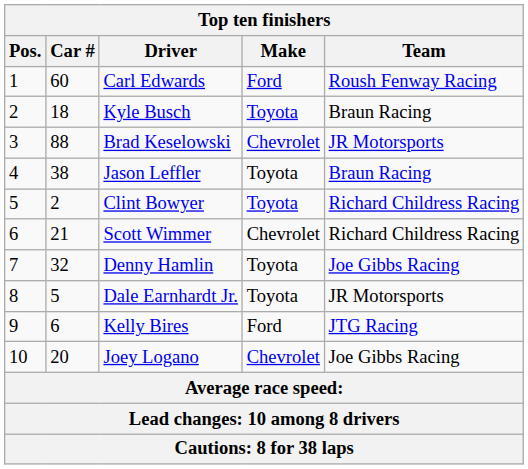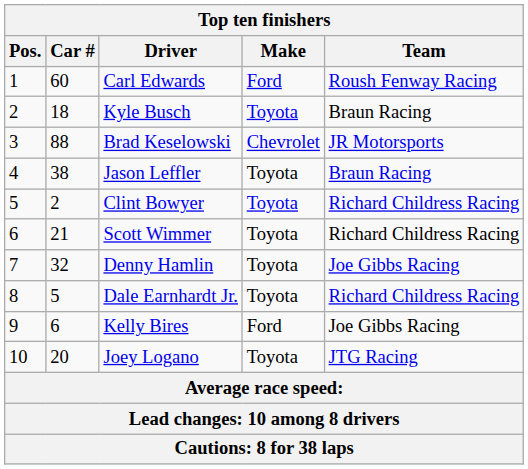(283, 234) Chevrolet -> (272, 234) Toyota
(386, 295) JR Motorsports -> (424, 295) Richard Childress Racing
(373, 326) JTG Racing -> (394, 326) Joe Gibbs Racing
(283, 357) Chevrolet -> (272, 357) Toyota
(394, 357) Joe Gibbs Racing -> (373, 357) JTG Racing
